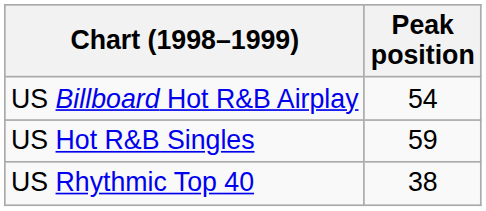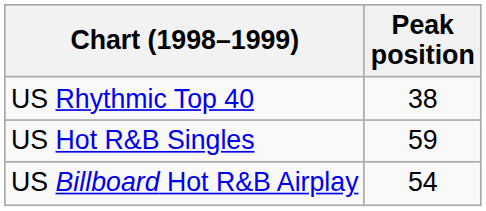rows swapped: (185, 98) <-> (133, 182)
